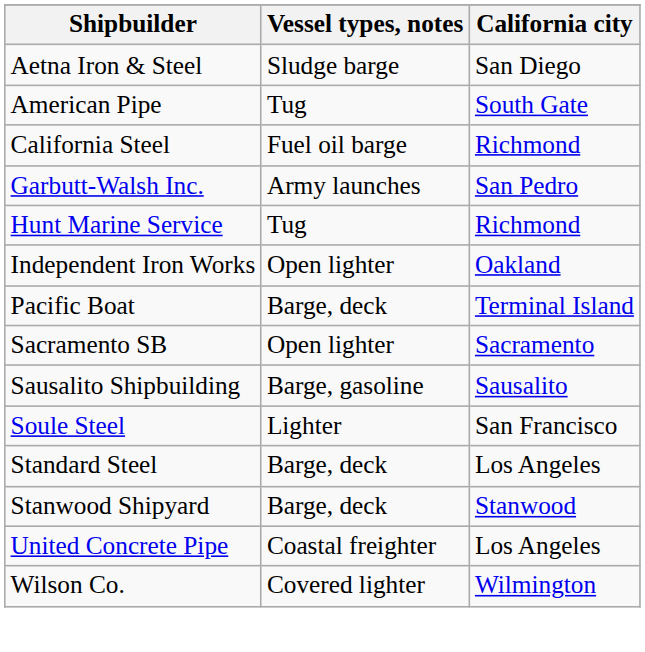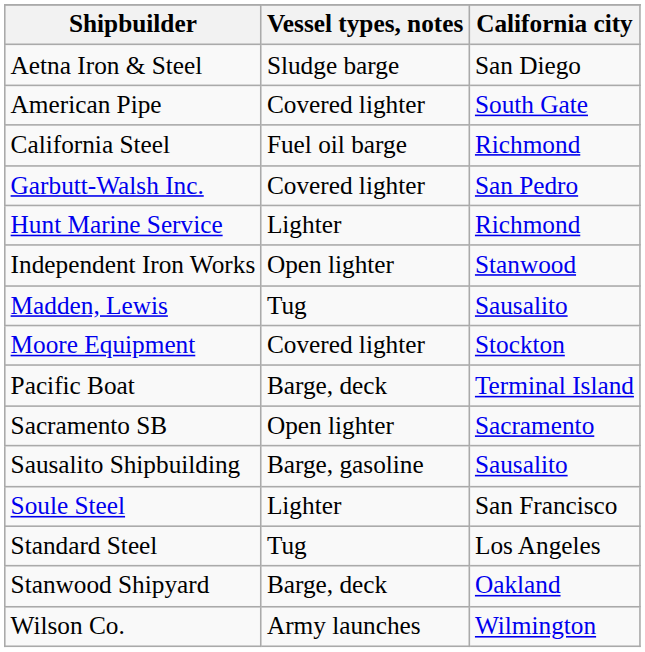(287, 104) Tug -> (346, 104) Covered lighter
(344, 184) Army launches -> (346, 184) Covered lighter
(287, 225) Tug -> (304, 225) Lighter
(518, 265) Oakland -> (525, 265) Stanwood
+ row: (89, 305)
+ row: (103, 345)
(327, 465) Barge, deck -> (287, 545) Tug
(525, 505) Stanwood -> (518, 585) Oakland
- row: (119, 545)
(346, 585) Covered lighter -> (344, 625) Army launches
